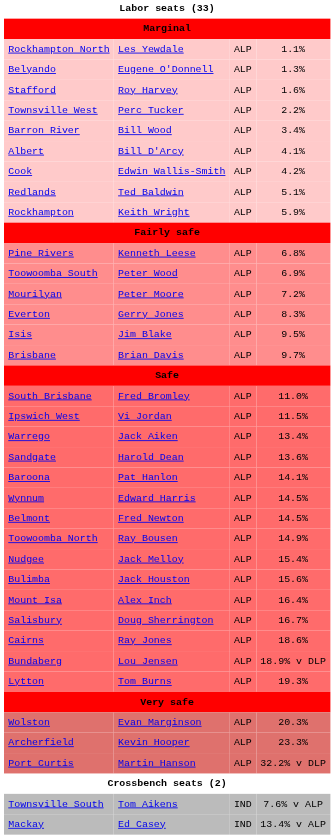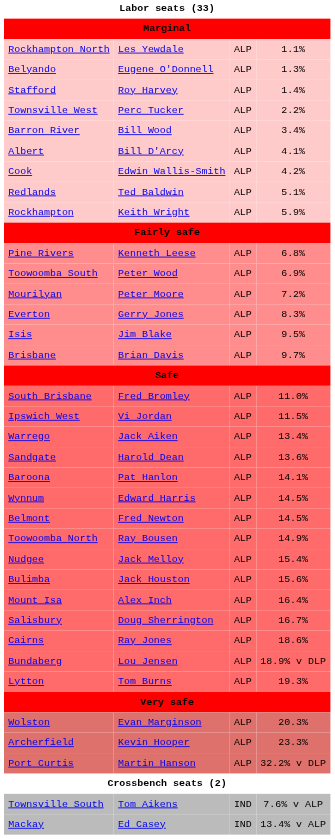(293, 90) 1.6% -> (293, 90) 1.4%
